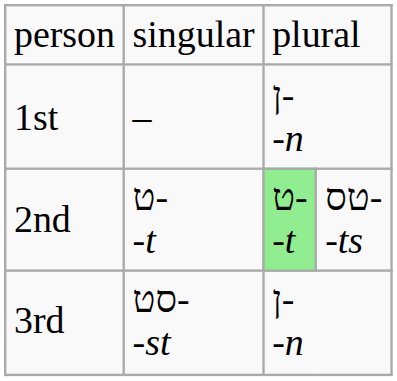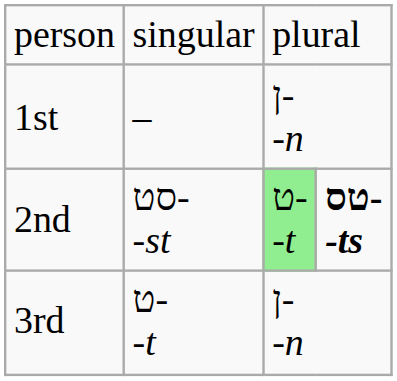(150, 218) ט- -t -> (161, 218) סט- -st
(354, 218) normal -> (354, 218) bold
(161, 321) סט- -st -> (150, 321) ט- -t
